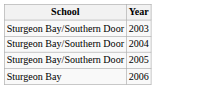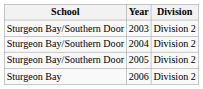+ column: (175, 12)
